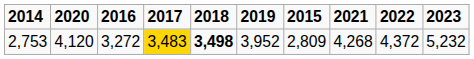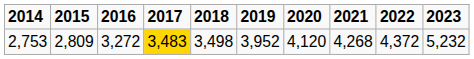columns swapped: (304, 16) <-> (72, 16)
(214, 41) bold -> (214, 41) normal
